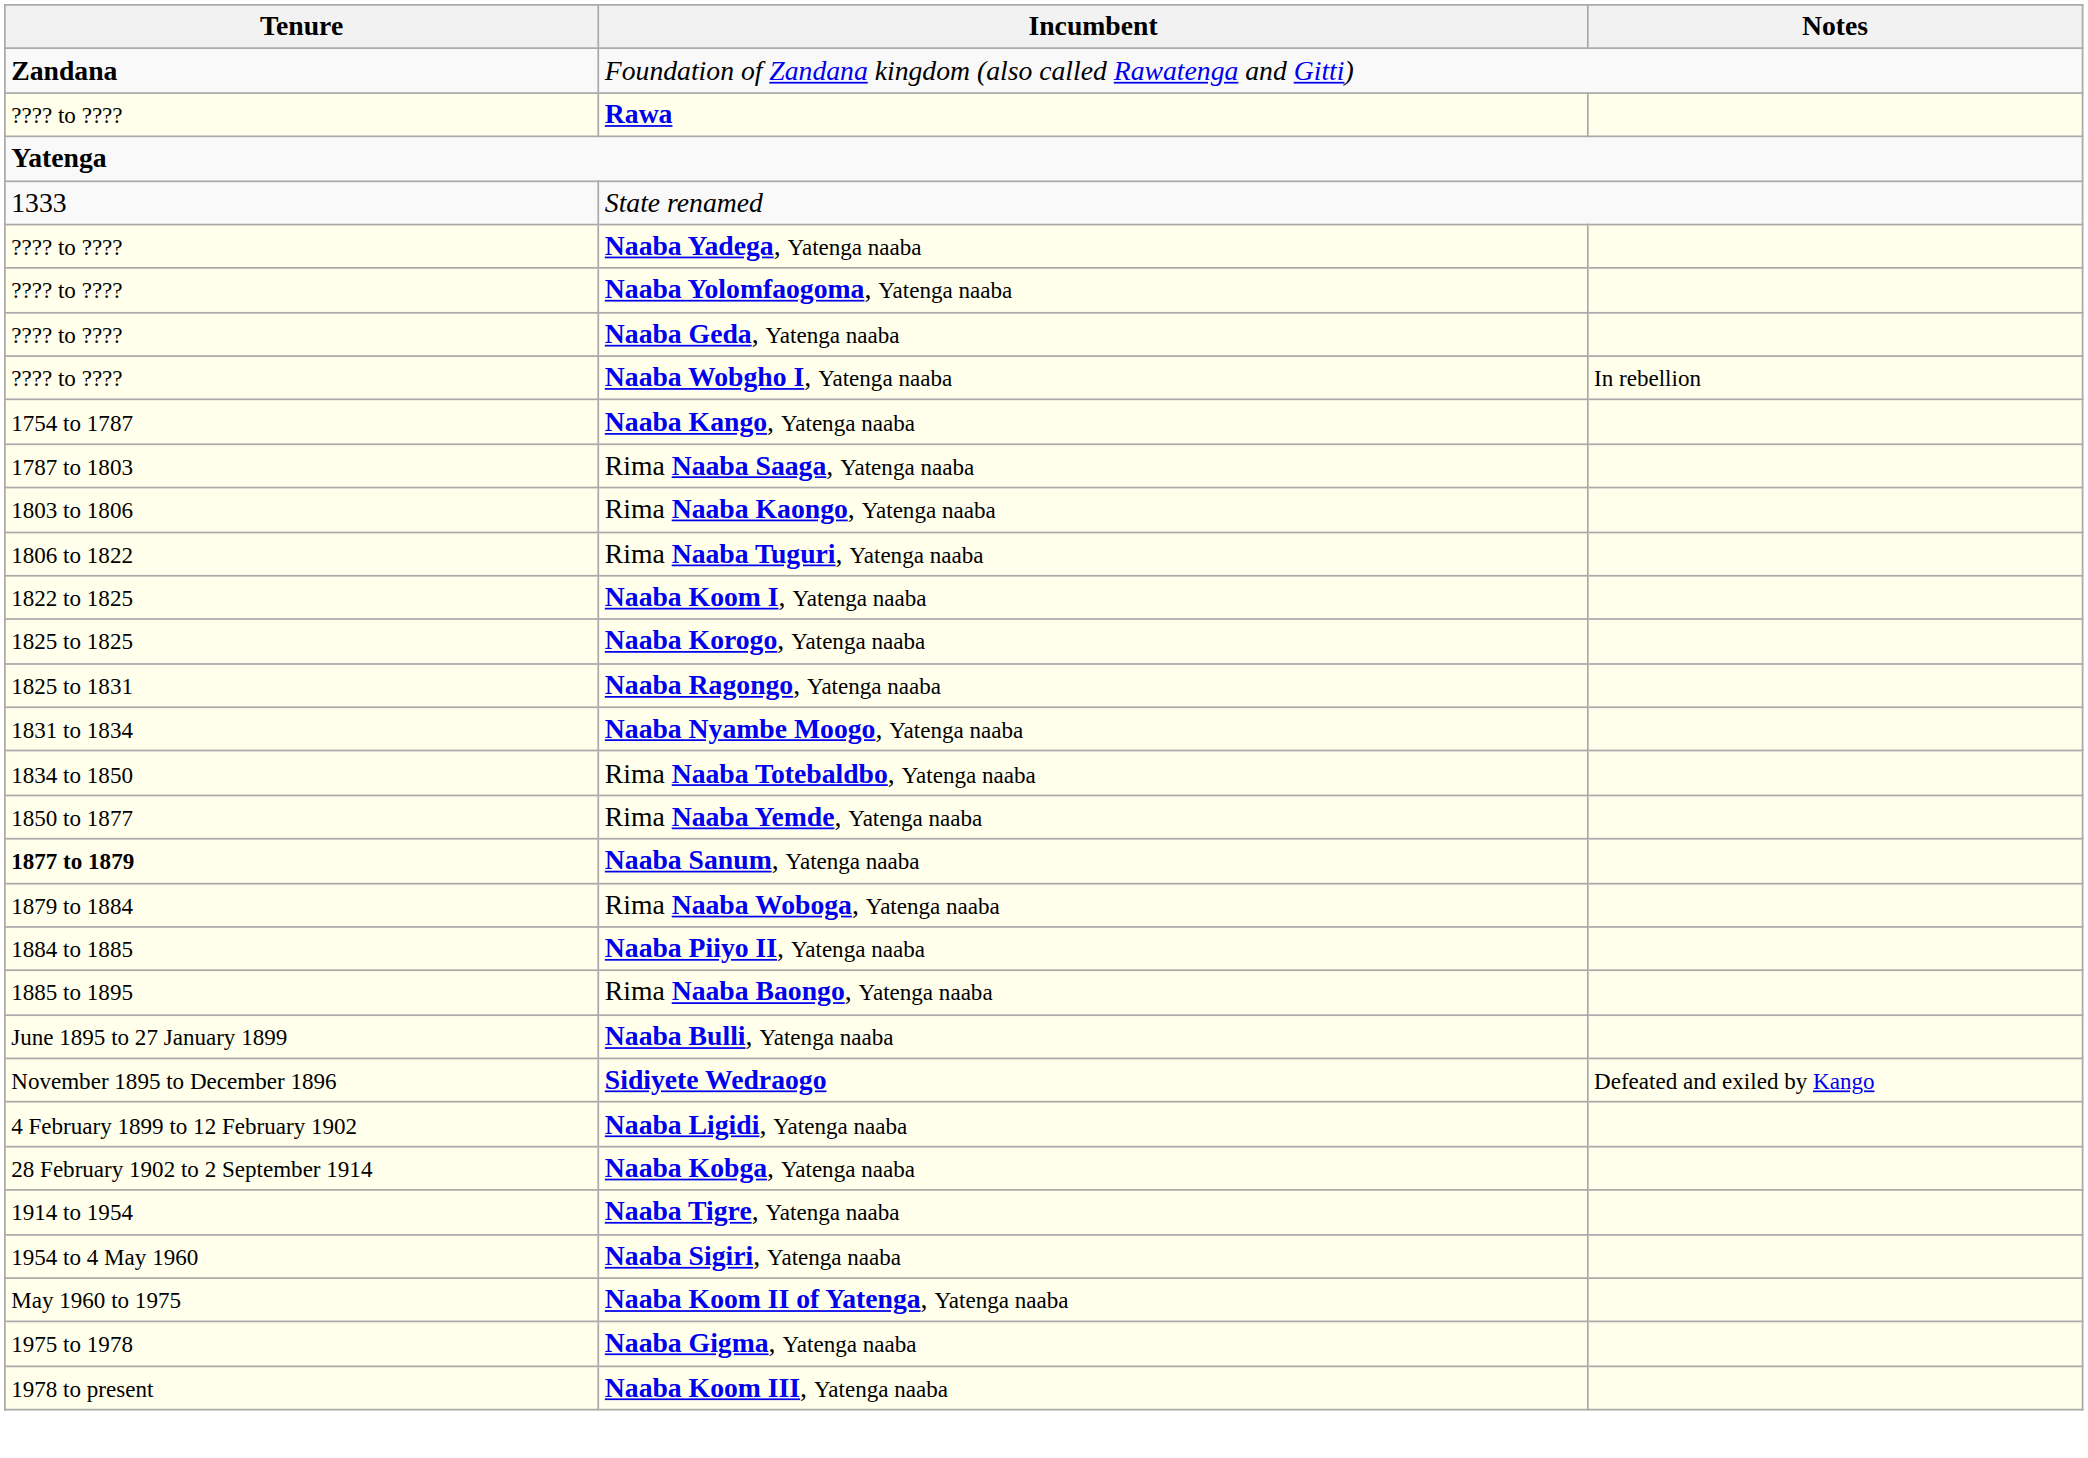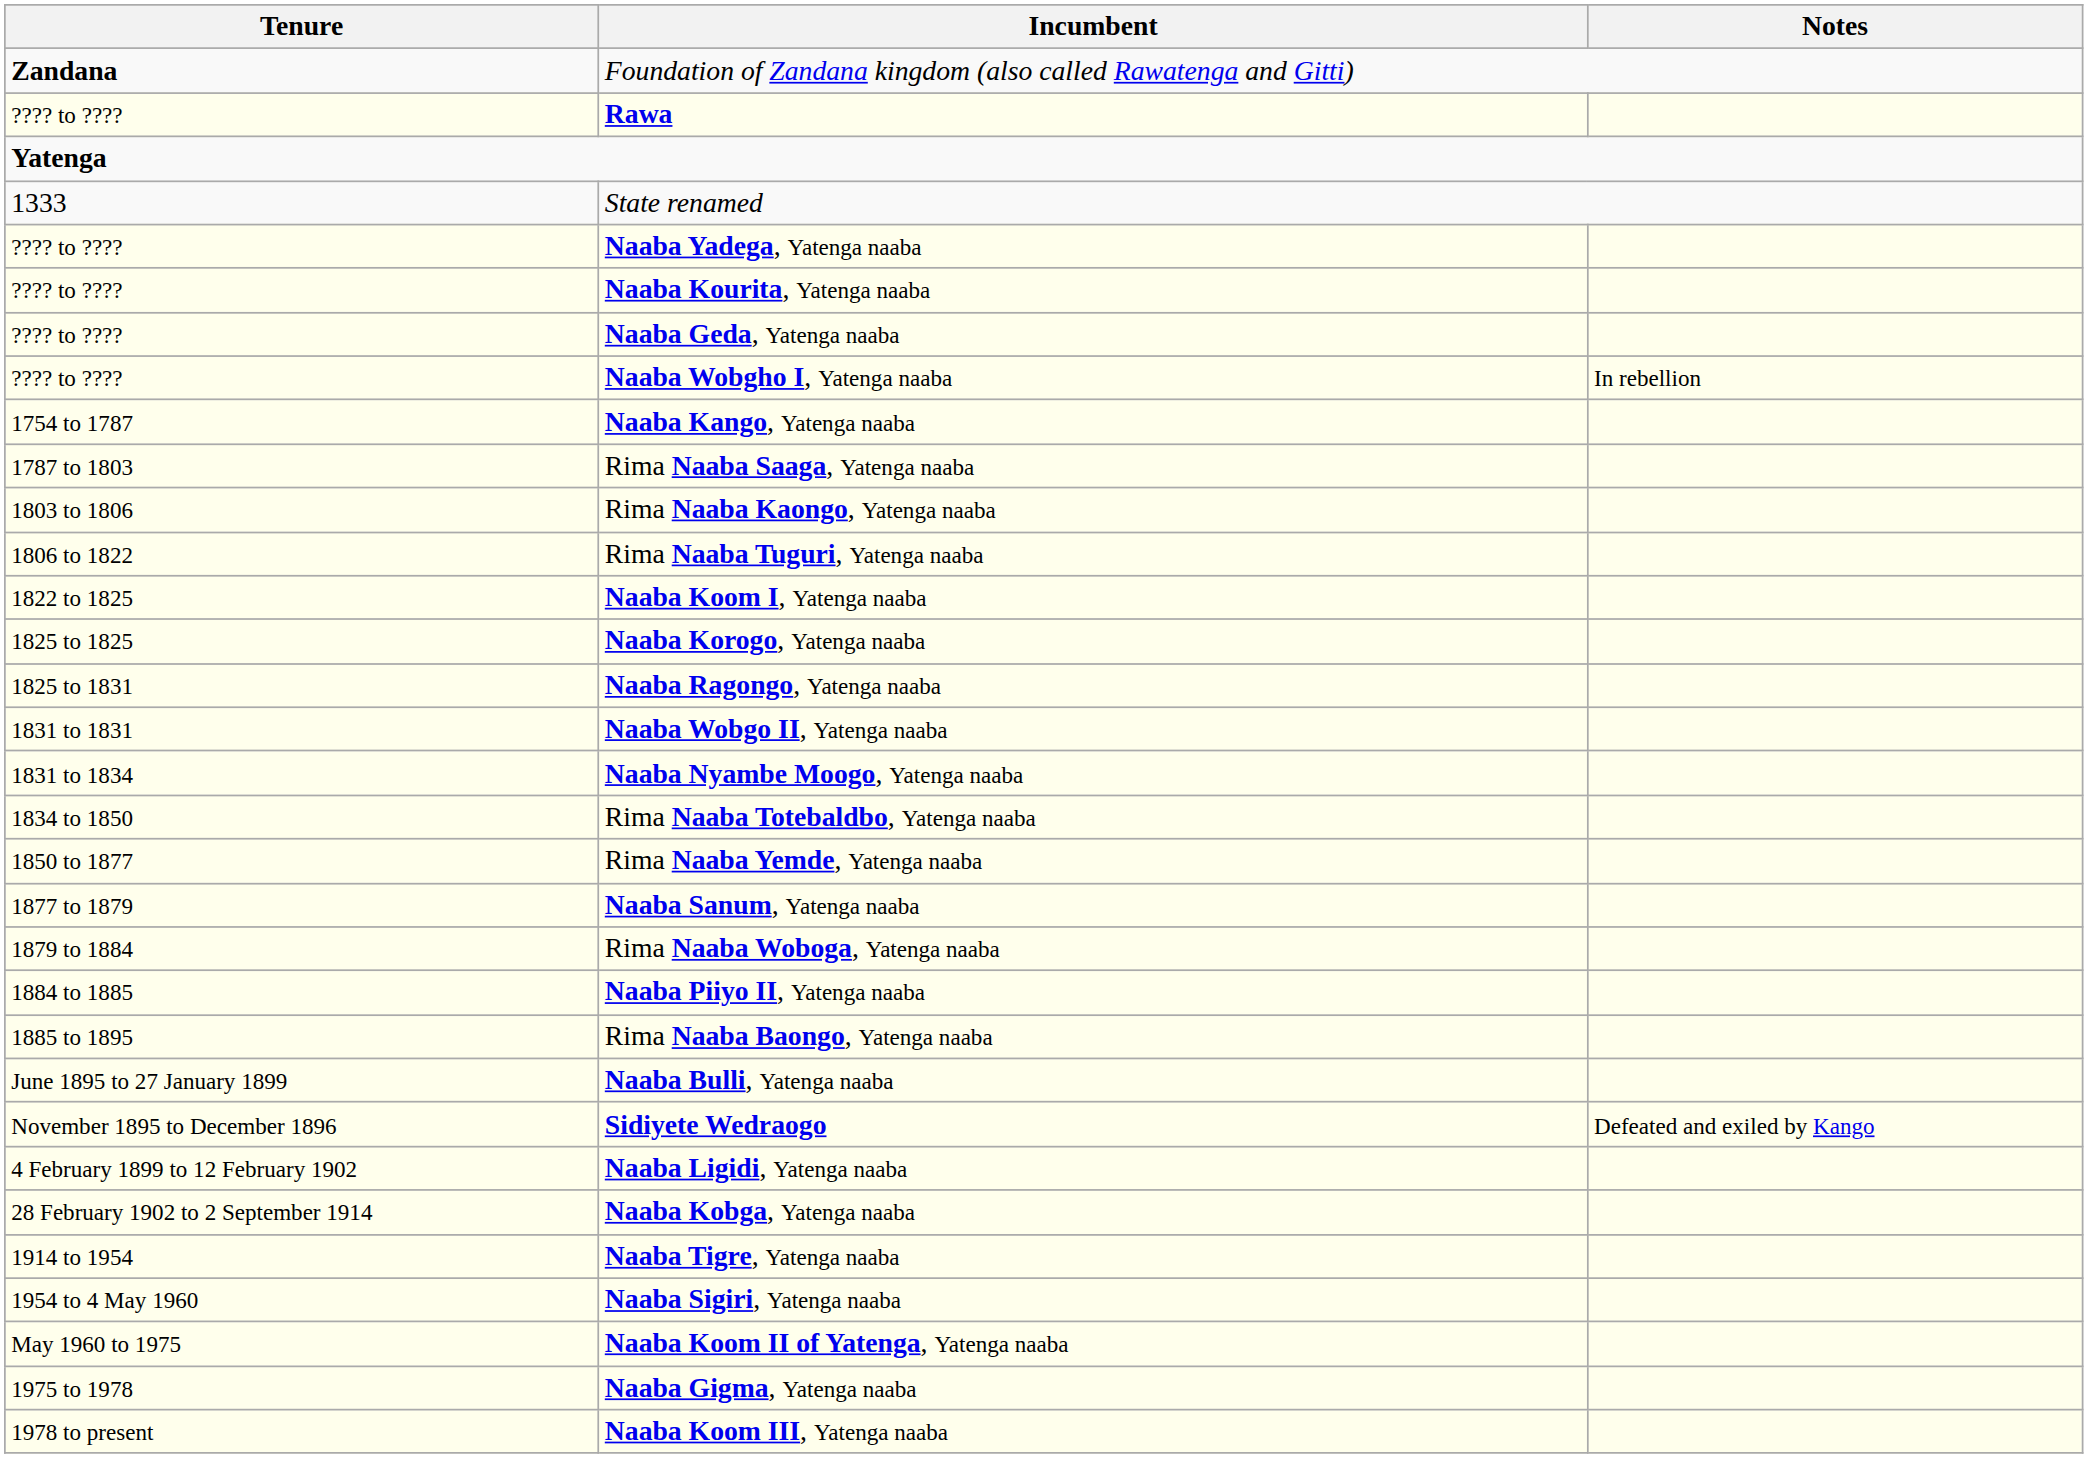- row: (809, 289)
+ row: (768, 289)
+ row: (776, 728)
(73, 860) bold -> (72, 906) normal
